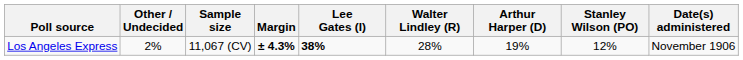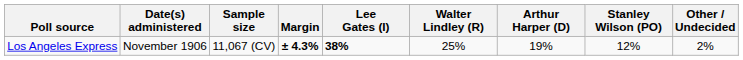columns swapped: (693, 21) <-> (153, 21)
(430, 46) 28% -> (453, 46) 25%
